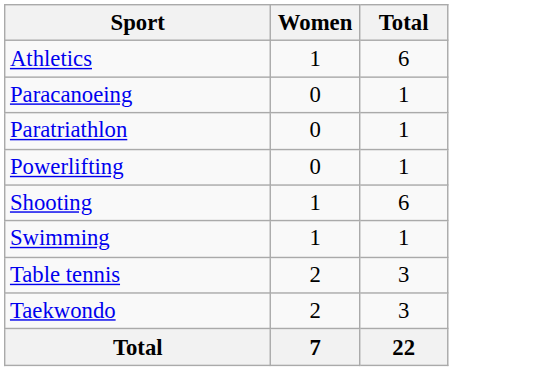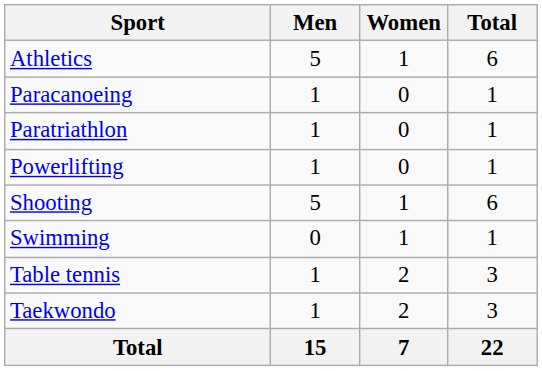+ column: (315, 22)
